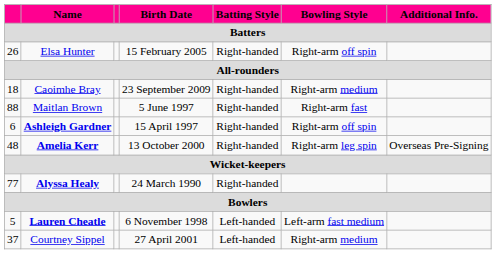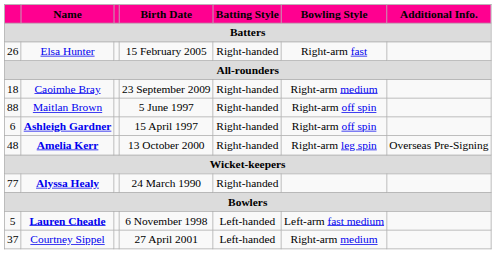(334, 51) Right-arm off spin -> (334, 51) Right-arm fast
(334, 108) Right-arm fast -> (334, 108) Right-arm off spin
